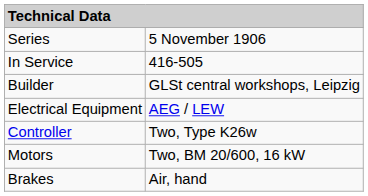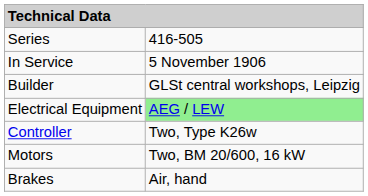(207, 39) 5 November 1906 -> (176, 39) 416-505
(176, 62) 416-505 -> (207, 62) 5 November 1906
(186, 109) no background -> (186, 109) lightgreen background
